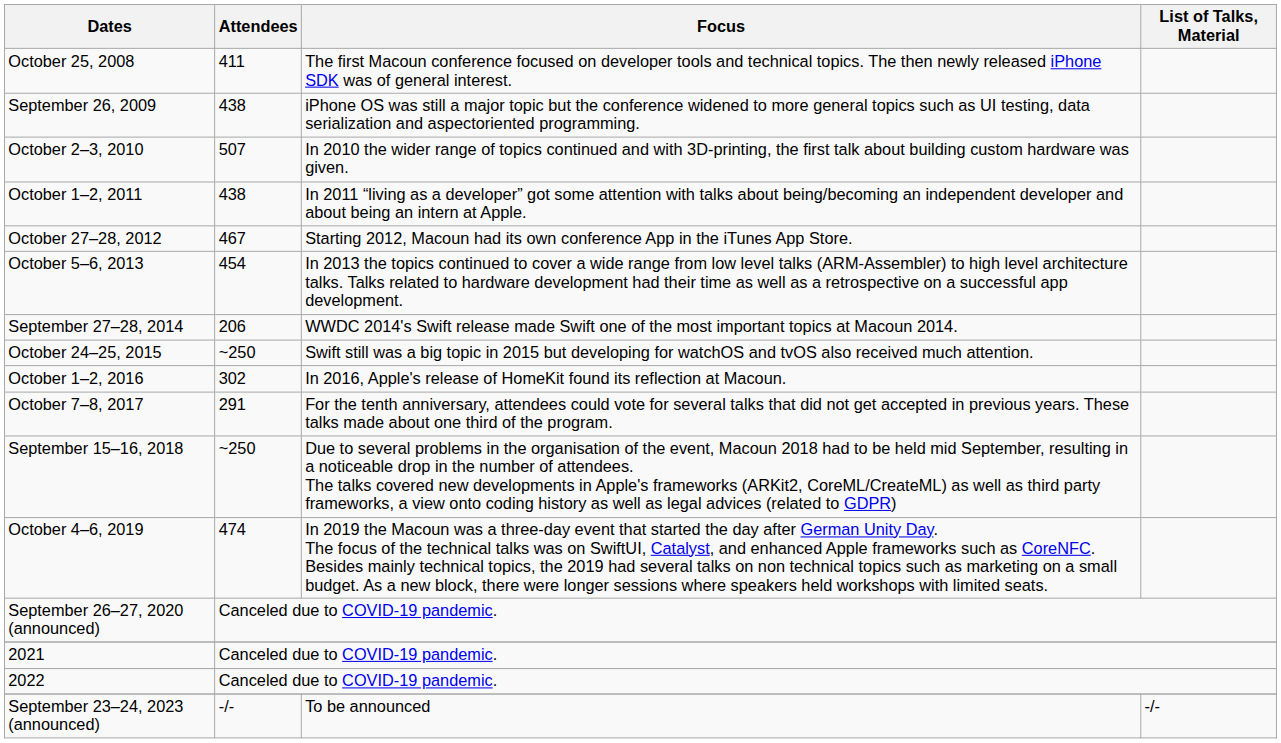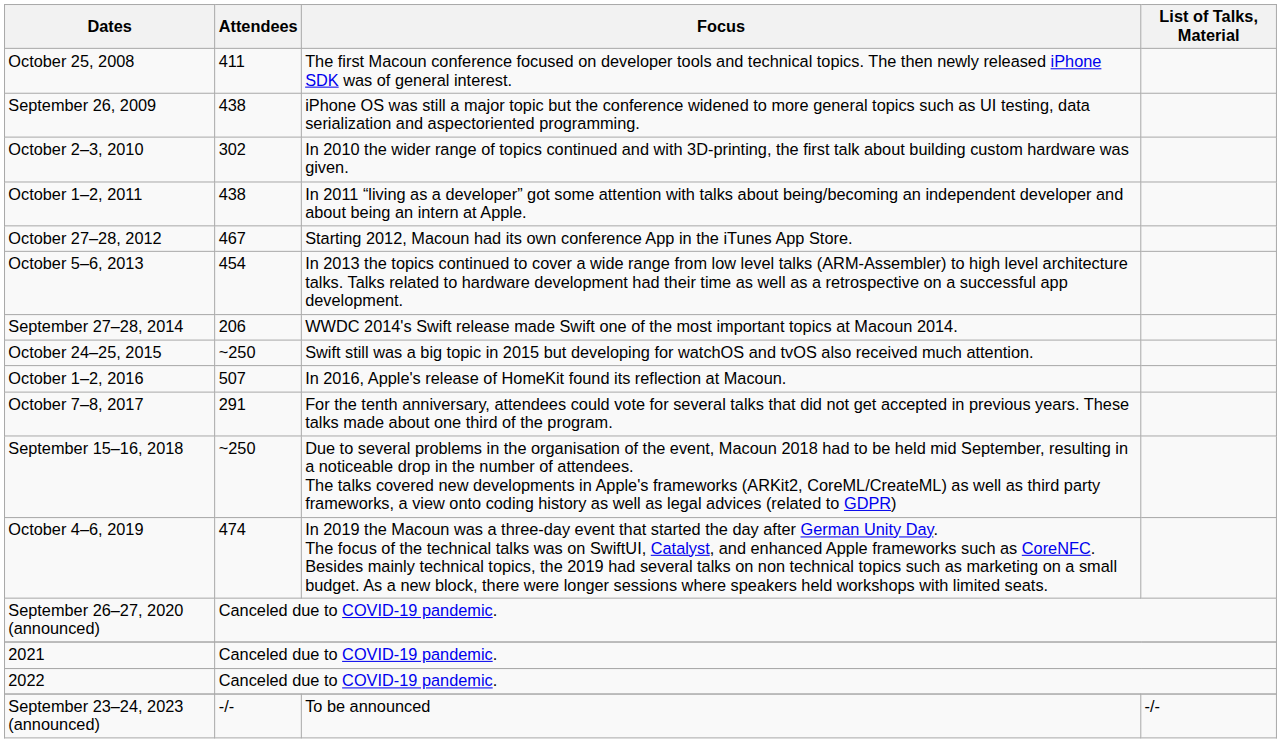(232, 150) 507 -> (232, 150) 302
(232, 378) 302 -> (232, 378) 507
